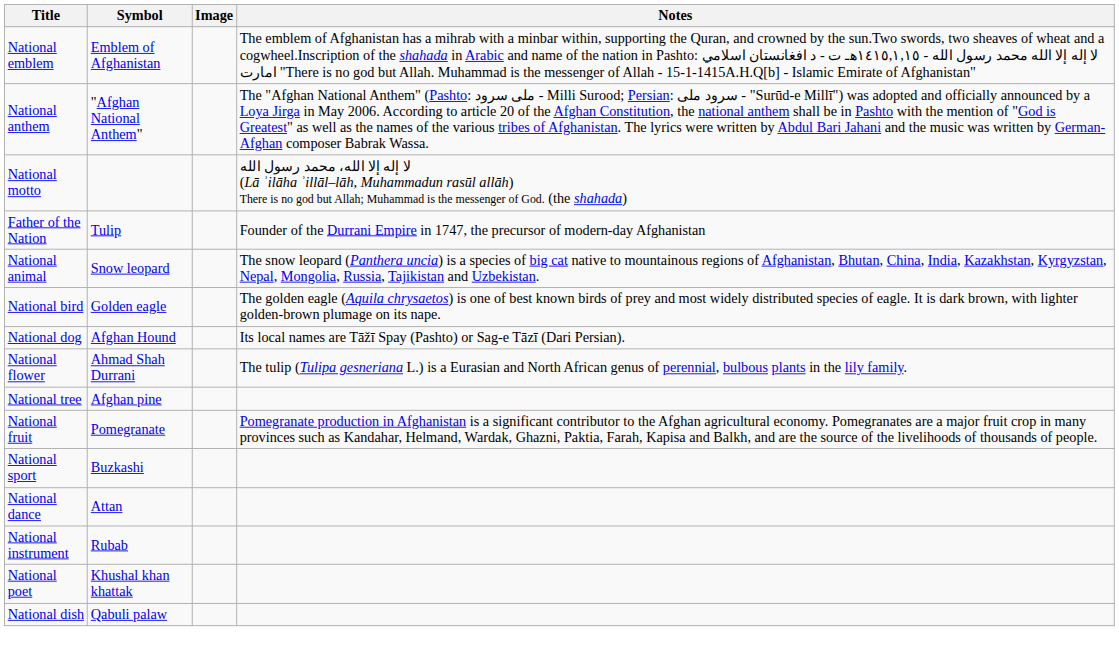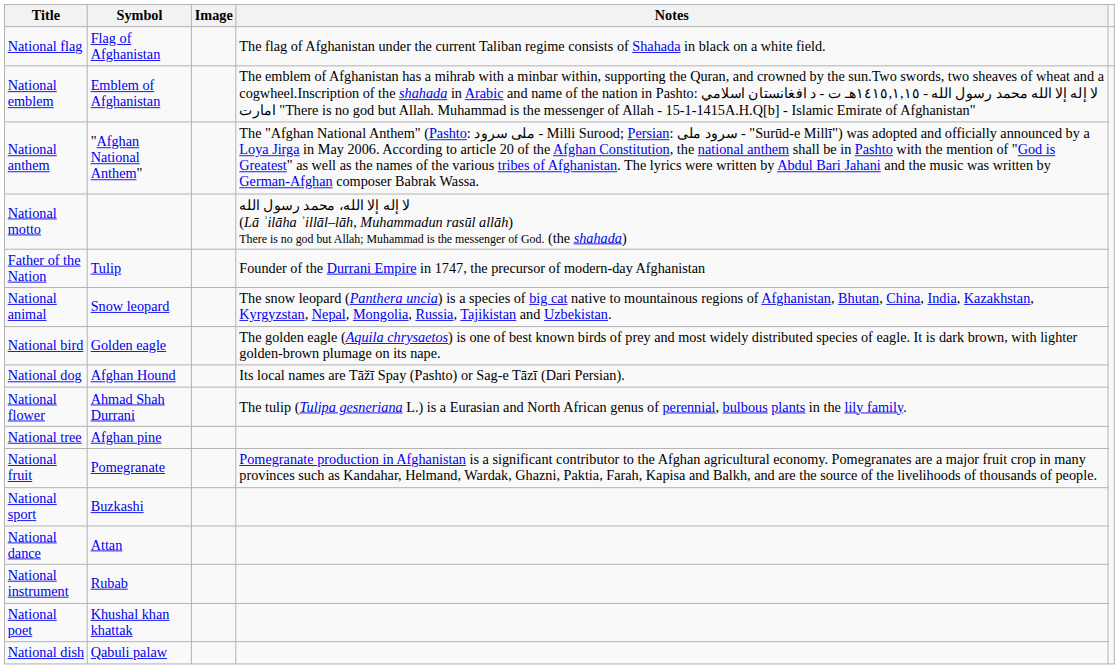+ row: (45, 46)
